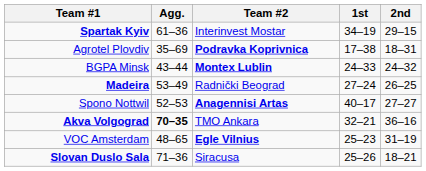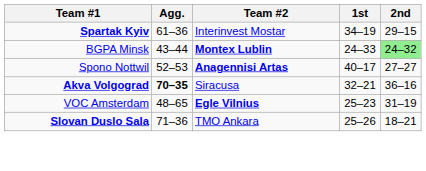- row: (111, 49)
(401, 67) no background -> (401, 49) lightgreen background
- row: (128, 85)
(227, 121) TMO Ankara -> (217, 85) Siracusa
(217, 157) Siracusa -> (227, 121) TMO Ankara
